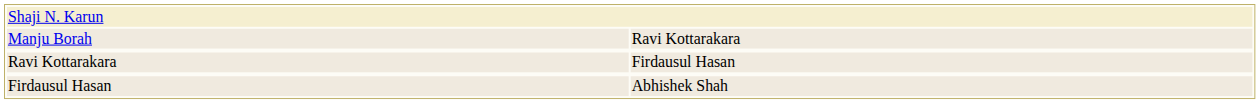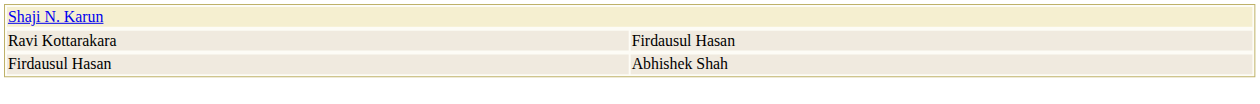- row: (50, 38)
